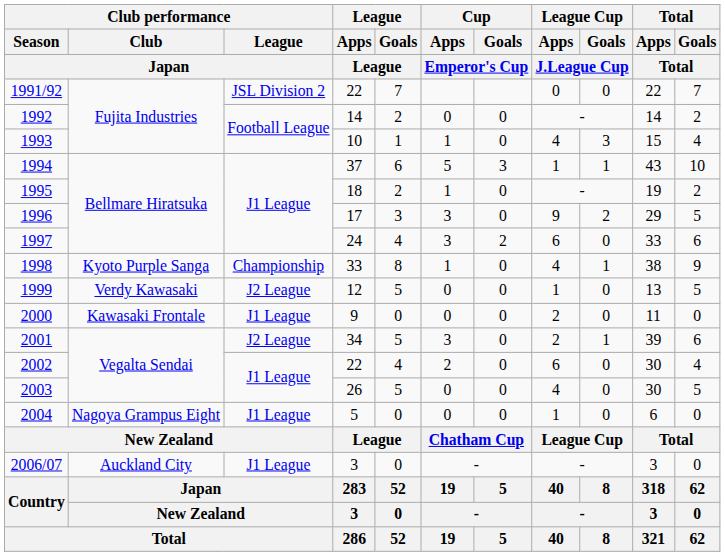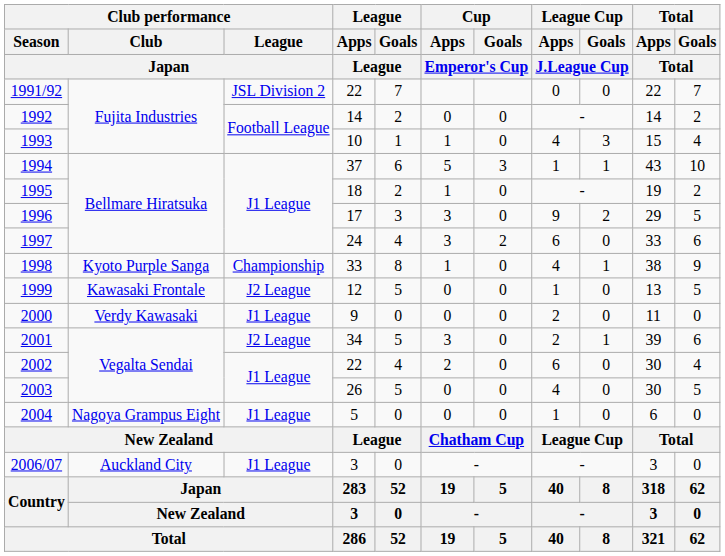(146, 290) Verdy Kawasaki -> (146, 290) Kawasaki Frontale
(146, 315) Kawasaki Frontale -> (146, 315) Verdy Kawasaki
